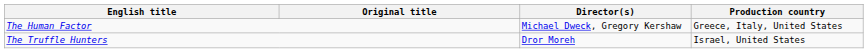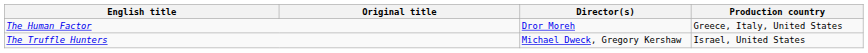(602, 26) Michael Dweck, Gregory Kershaw -> (548, 26) Dror Moreh
(548, 40) Dror Moreh -> (602, 40) Michael Dweck, Gregory Kershaw
